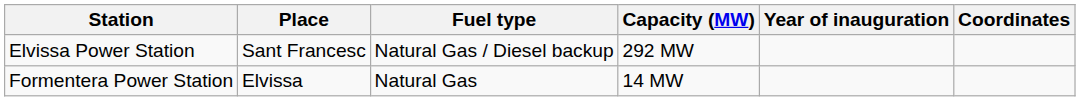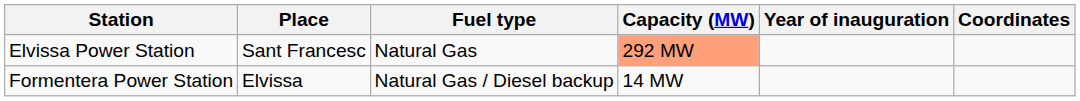(494, 50) Natural Gas / Diesel backup -> (426, 50) Natural Gas
(658, 50) no background -> (658, 50) lightsalmon background
(426, 80) Natural Gas -> (494, 80) Natural Gas / Diesel backup
